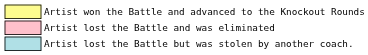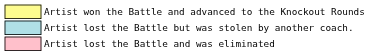rows swapped: (199, 44) <-> (159, 28)
